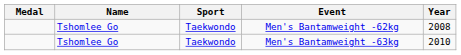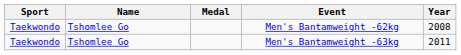columns swapped: (30, 12) <-> (211, 12)
(439, 42) 2010 -> (439, 42) 2011
